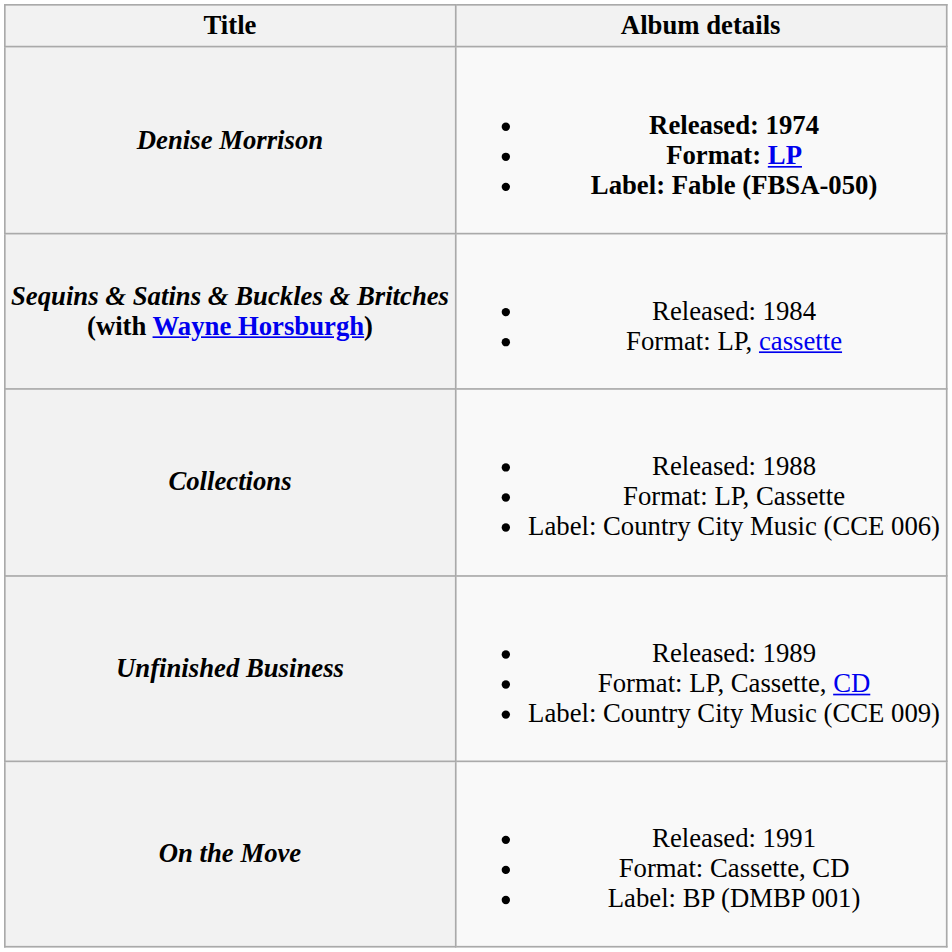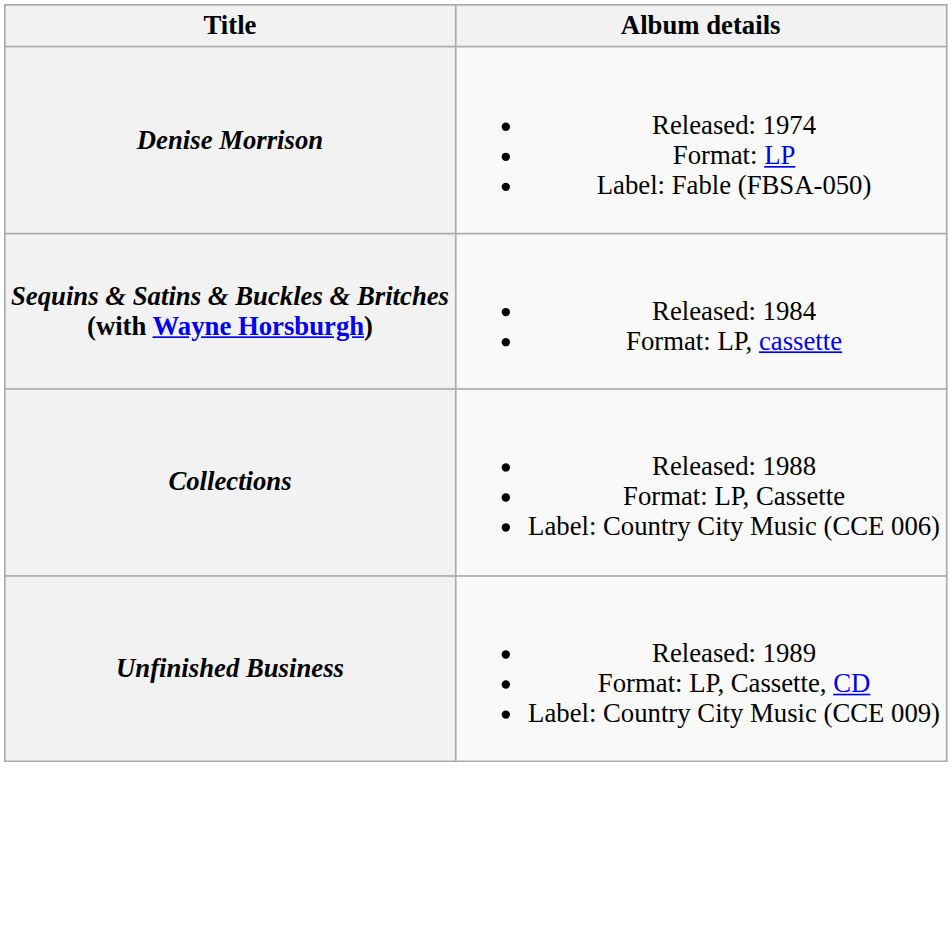(701, 155) bold -> (701, 155) normal
- row: (230, 853)
